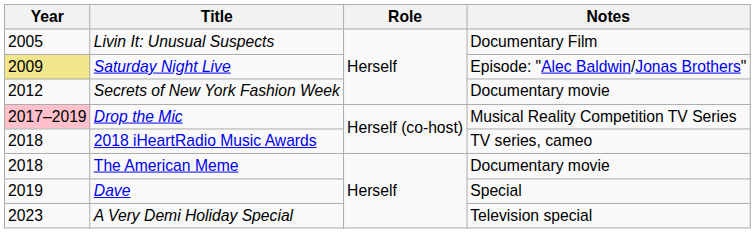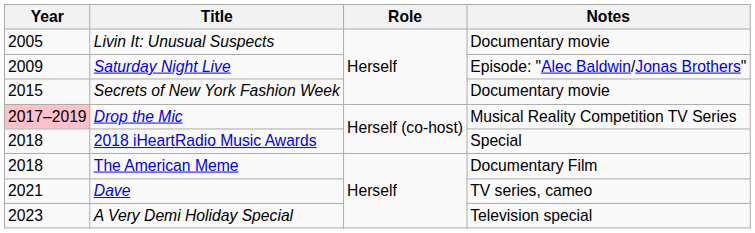(534, 41) Documentary Film -> (540, 41) Documentary movie
(26, 66) khaki background -> (26, 66) no background
(26, 91) 2012 -> (26, 91) 2015
(531, 141) TV series, cameo -> (496, 141) Special
(540, 166) Documentary movie -> (534, 166) Documentary Film
(26, 191) 2019 -> (26, 191) 2021
(496, 191) Special -> (531, 191) TV series, cameo
